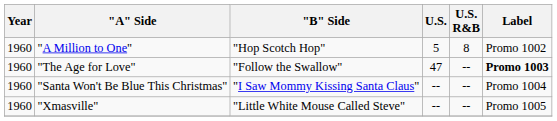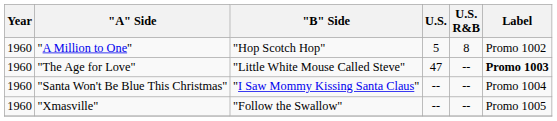(288, 67) "Follow the Swallow" -> (319, 67) "Little White Mouse Called Steve"
(319, 106) "Little White Mouse Called Steve" -> (288, 106) "Follow the Swallow"
